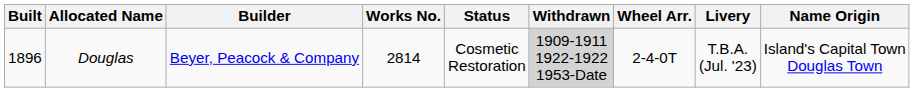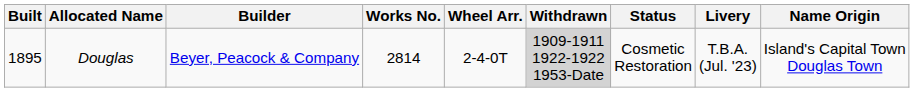columns swapped: (655, 16) <-> (487, 16)
(25, 57) 1896 -> (25, 57) 1895
